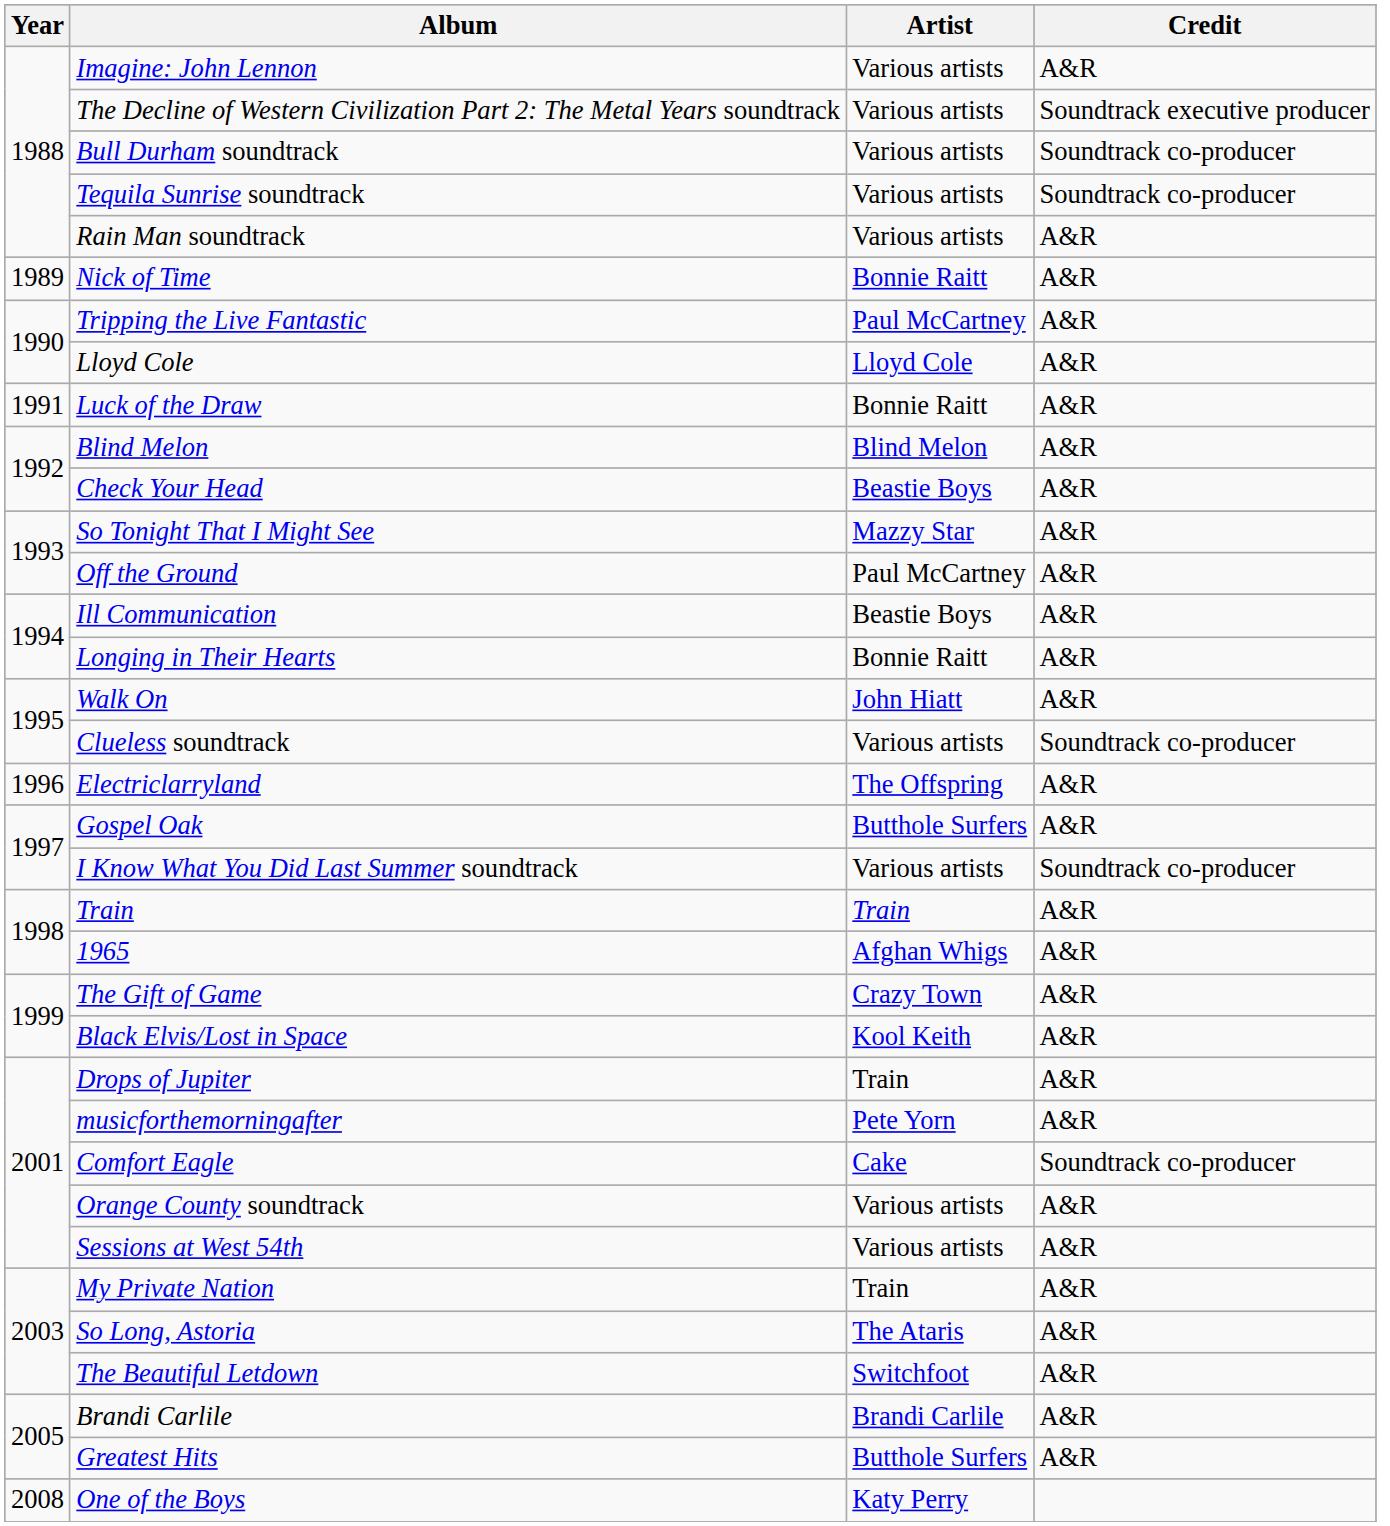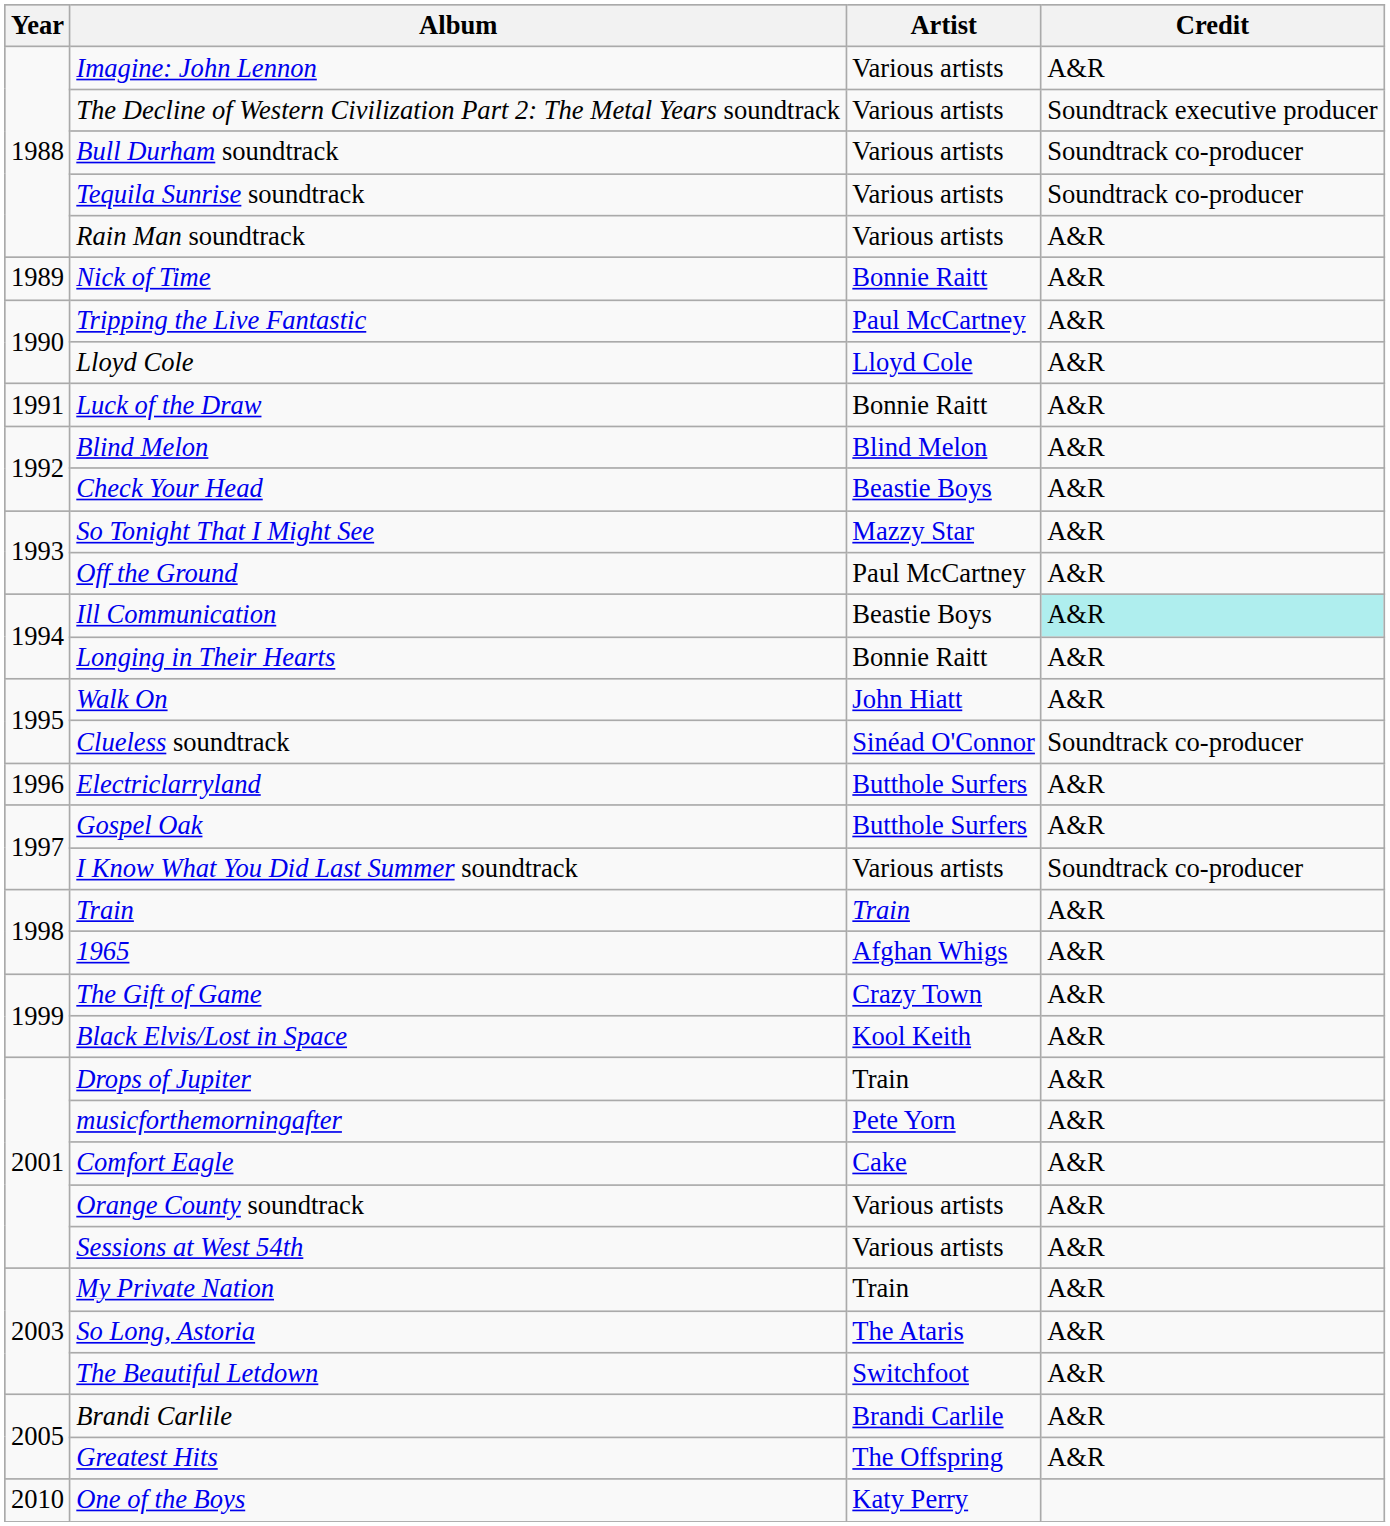(1068, 615) no background -> (1076, 615) paleturquoise background
(928, 741) Various artists -> (944, 741) Sinéad O'Connor
(928, 783) The Offspring -> (940, 783) Butthole Surfers
(1167, 1162) Soundtrack co-producer -> (1076, 1162) A&R
(940, 1457) Butthole Surfers -> (928, 1457) The Offspring
(38, 1499) 2008 -> (38, 1499) 2010
